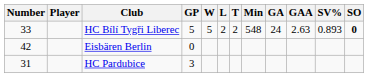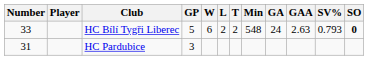(209, 30) 5 -> (209, 30) 6
(330, 30) 0.893 -> (330, 30) 0.793
- row: (118, 47)
